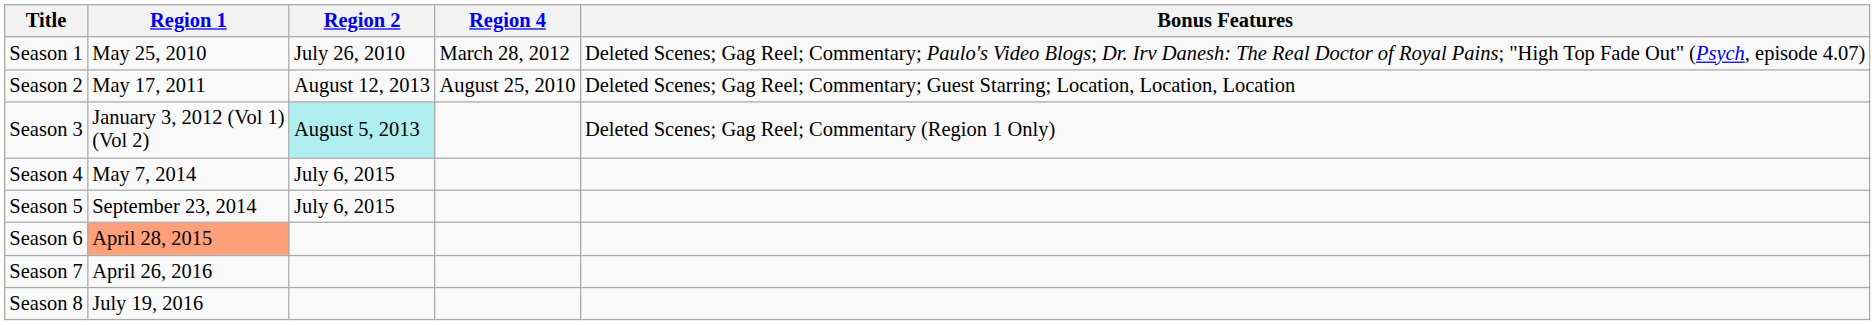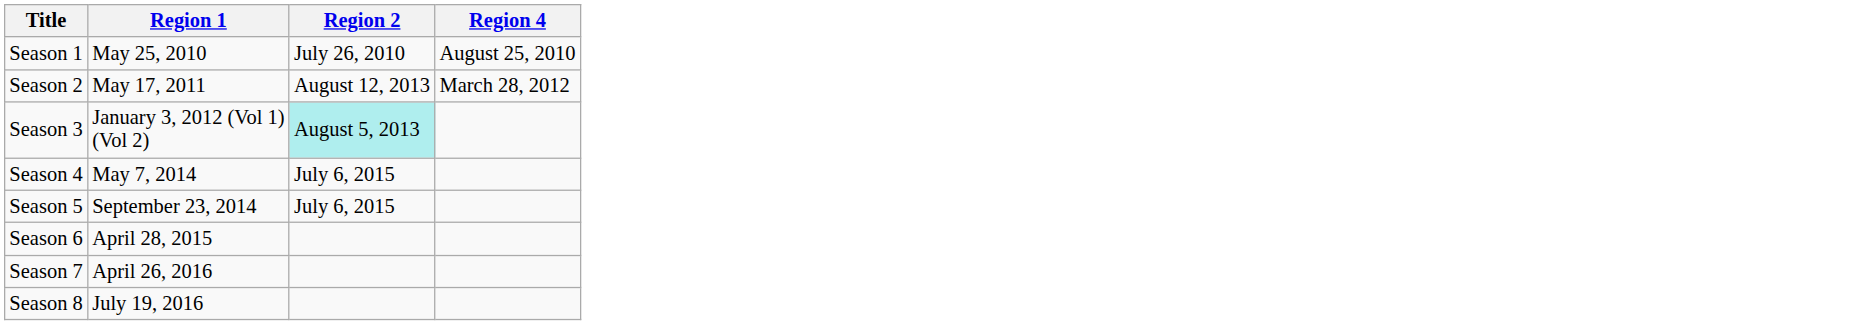- column: (1225, 20)
(505, 53) March 28, 2012 -> (507, 53) August 25, 2010
(507, 85) August 25, 2010 -> (505, 85) March 28, 2012
(152, 238) lightsalmon background -> (152, 238) no background
